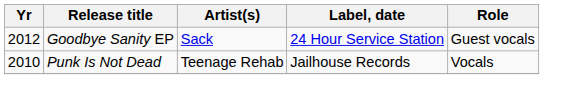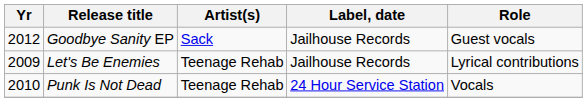(367, 39) 24 Hour Service Station -> (350, 39) Jailhouse Records
+ row: (103, 62)
(350, 62) Jailhouse Records -> (367, 85) 24 Hour Service Station
